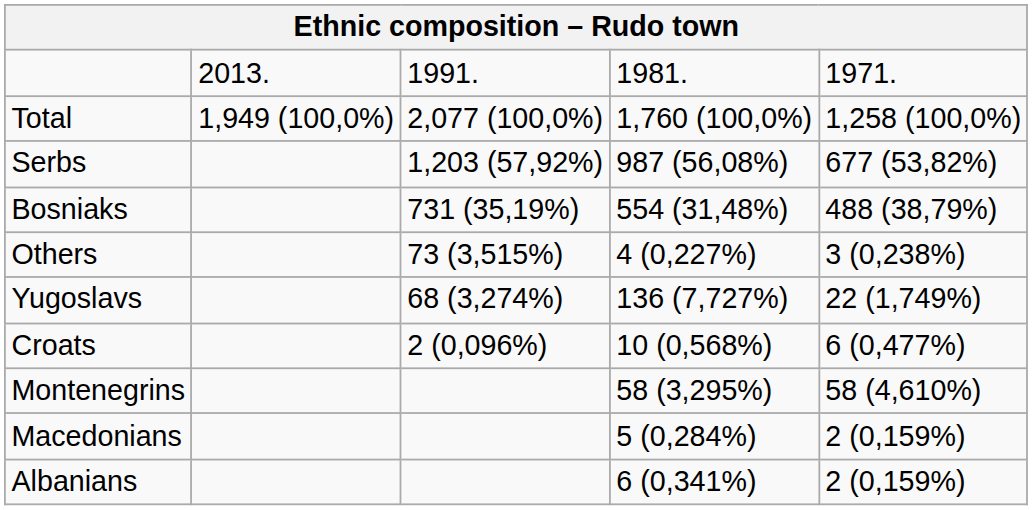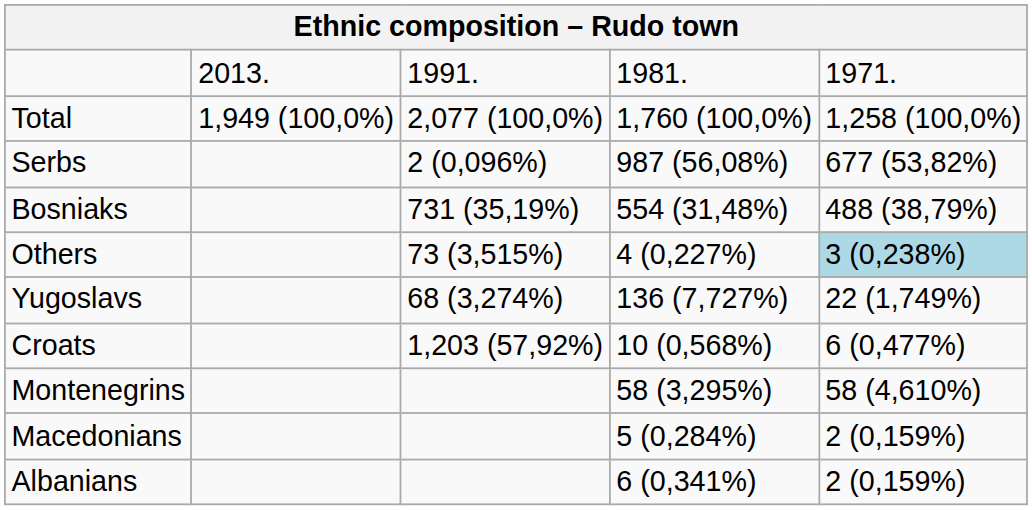(505, 163) 1,203 (57,92%) -> (477, 163) 2 (0,096%)
(895, 254) no background -> (895, 254) lightblue background
(477, 345) 2 (0,096%) -> (505, 345) 1,203 (57,92%)
